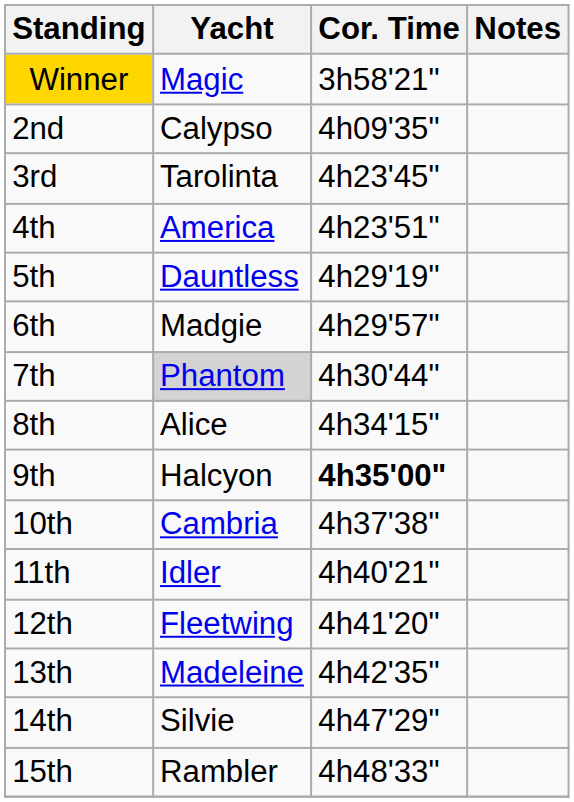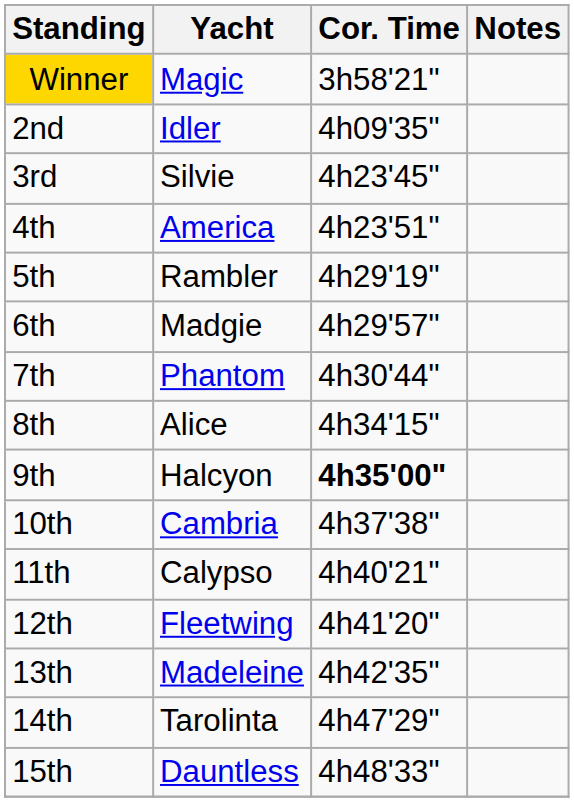(216, 128) Calypso -> (190, 128) Idler
(219, 177) Tarolinta -> (197, 177) Silvie
(229, 276) Dauntless -> (219, 276) Rambler
(222, 375) lightgrey background -> (222, 375) no background
(190, 573) Idler -> (216, 573) Calypso
(197, 721) Silvie -> (219, 721) Tarolinta
(219, 771) Rambler -> (229, 771) Dauntless
